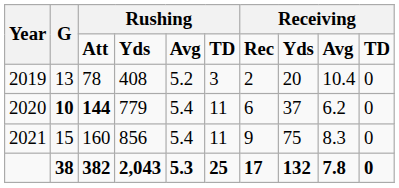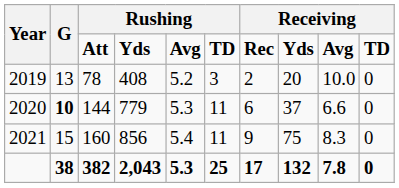(339, 78) 10.4 -> (339, 78) 10.0
(96, 108) bold -> (96, 108) normal
(181, 108) 5.4 -> (181, 108) 5.3
(334, 108) 6.2 -> (334, 108) 6.6
